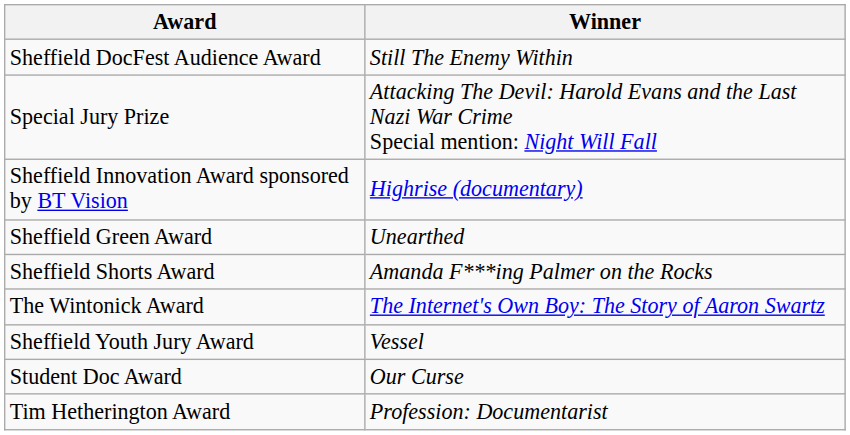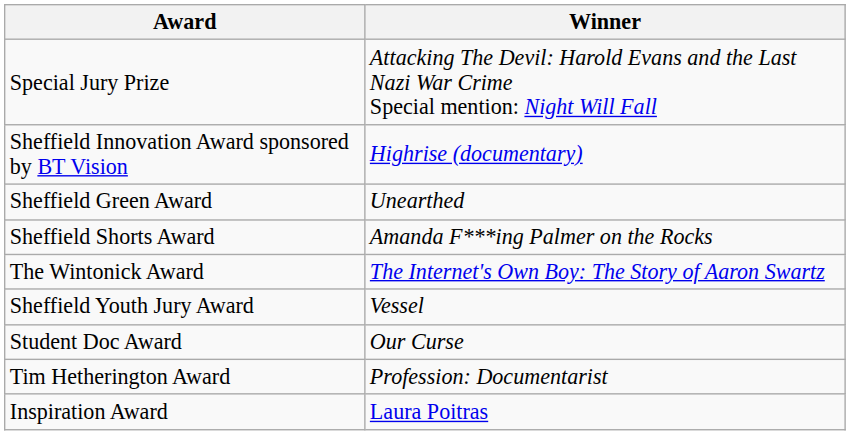- row: (165, 57)
+ row: (89, 411)
